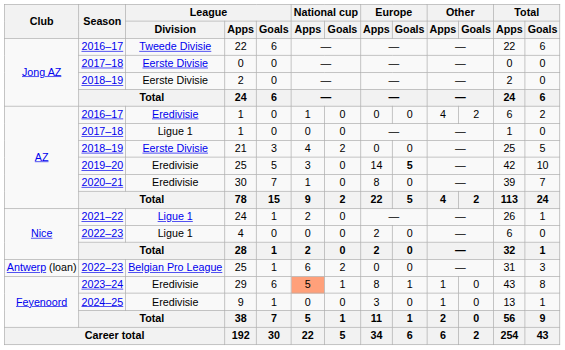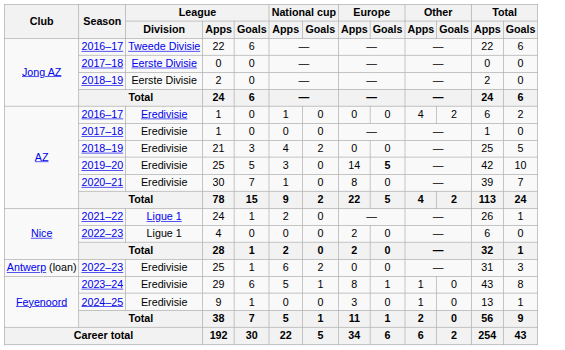(175, 132) Ligue 1 -> (164, 132) Eredivisie
(175, 149) Eerste Divisie -> (164, 149) Eredivisie
(175, 268) Belgian Pro League -> (164, 268) Eredivisie
(308, 285) lightsalmon background -> (286, 285) no background
